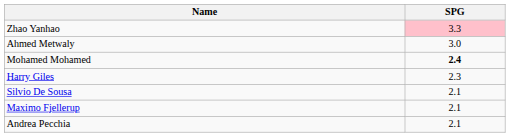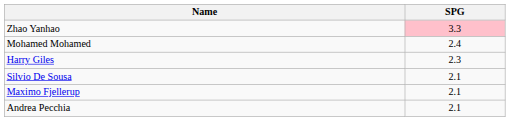- row: (41, 44)
(455, 60) bold -> (455, 44) normal
